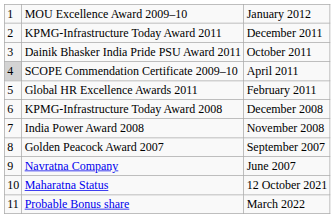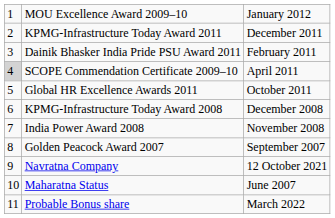(279, 52) October 2011 -> (282, 52) February 2011
(282, 90) February 2011 -> (279, 90) October 2011
(271, 166) June 2007 -> (287, 166) 12 October 2021
(287, 185) 12 October 2021 -> (271, 185) June 2007
